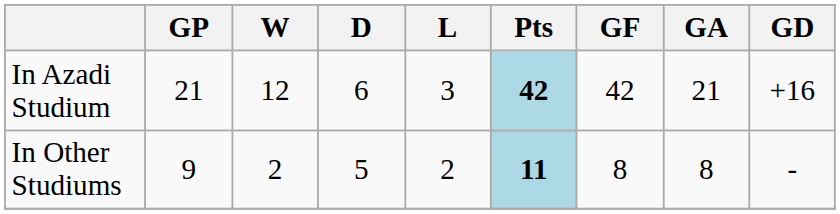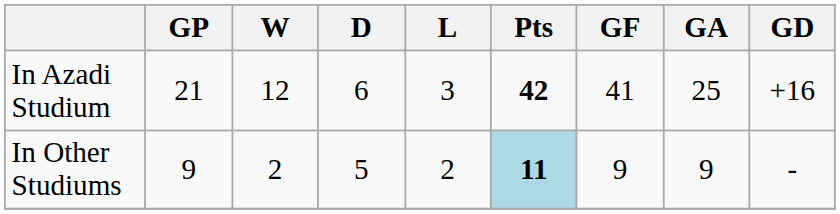(534, 90) lightblue background -> (534, 90) no background
(620, 90) 42 -> (620, 90) 41
(706, 90) 21 -> (706, 90) 25
(620, 169) 8 -> (620, 169) 9
(706, 169) 8 -> (706, 169) 9
